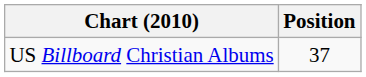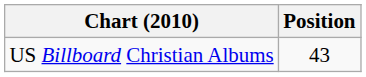(319, 54) 37 -> (319, 54) 43
